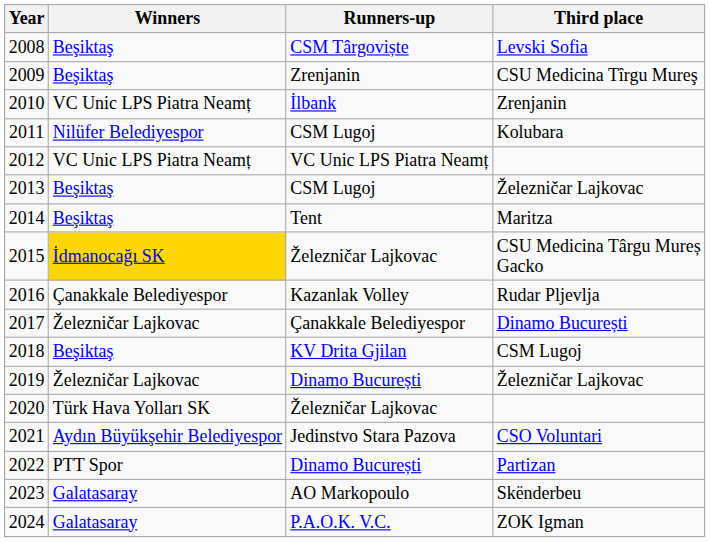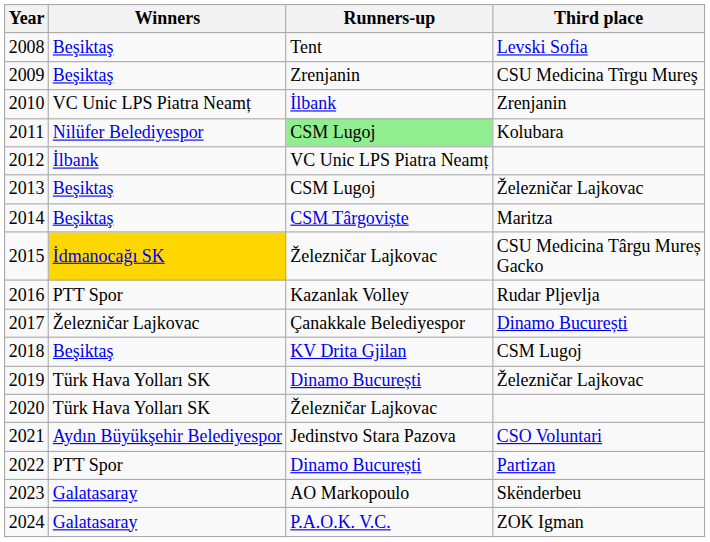(350, 47) CSM Târgoviște -> (306, 47) Tent
(333, 132) no background -> (333, 132) lightgreen background
(152, 160) VC Unic LPS Piatra Neamț -> (76, 160) İlbank
(306, 217) Tent -> (350, 217) CSM Târgoviște
(140, 294) Çanakkale Belediyespor -> (88, 294) PTT Spor
(126, 379) Železničar Lajkovac -> (131, 379) Türk Hava Yolları SK
